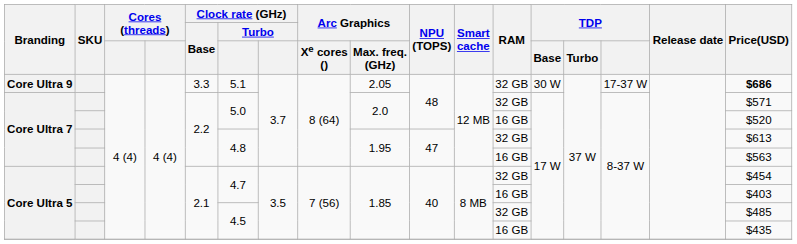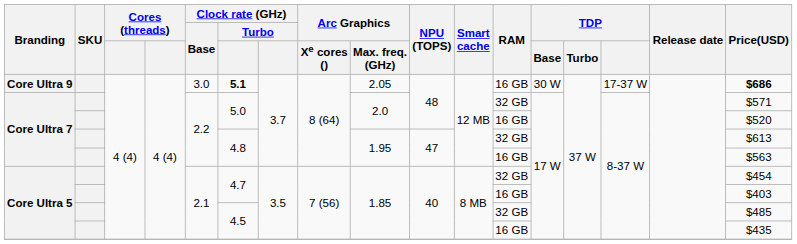(201, 84) 3.3 -> (201, 84) 3.0
(238, 84) normal -> (238, 84) bold
(512, 84) 32 GB -> (512, 84) 16 GB
